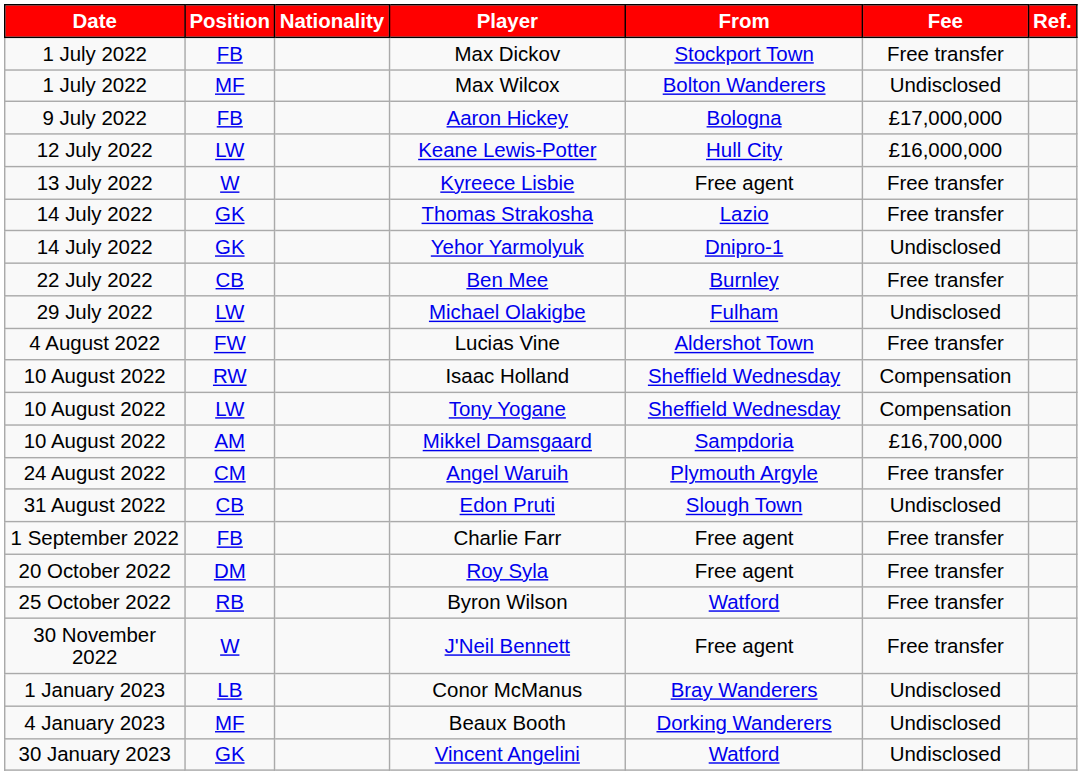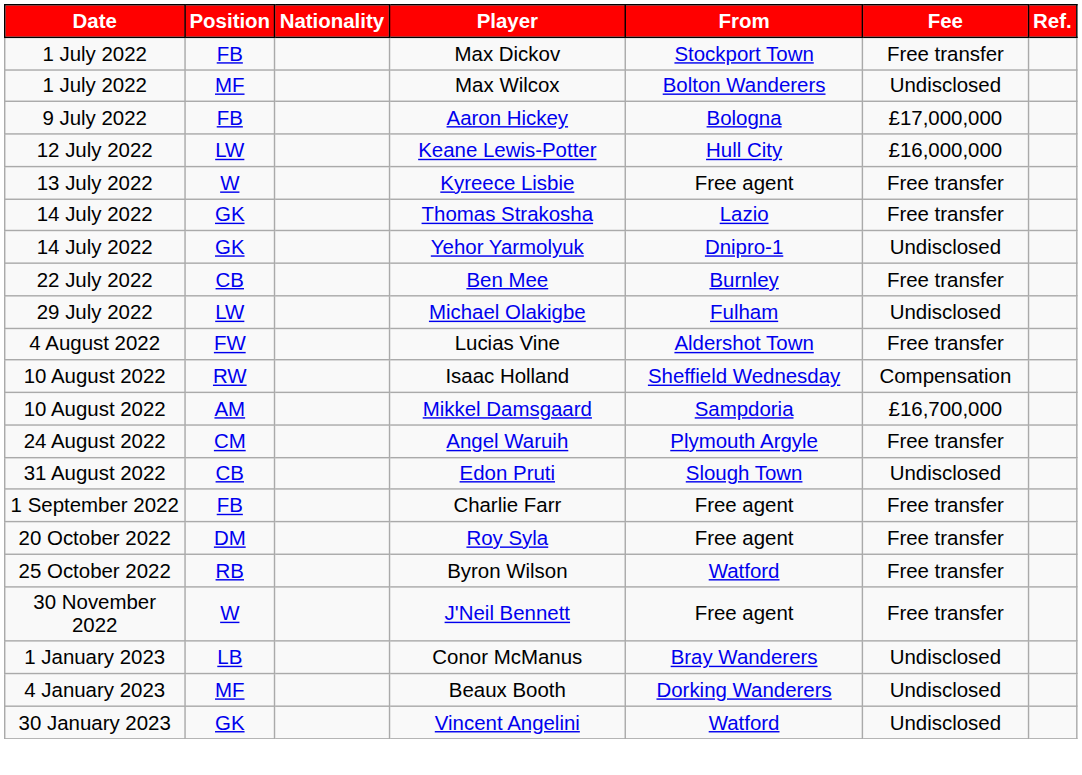- row: (507, 409)
